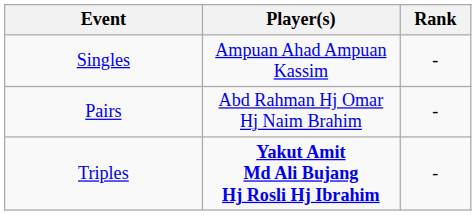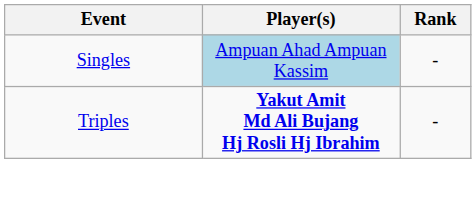(301, 60) no background -> (301, 60) lightblue background
- row: (103, 111)
